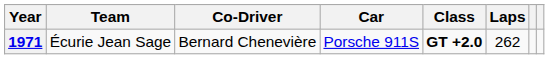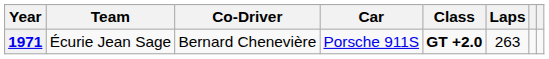(508, 41) 262 -> (508, 41) 263
